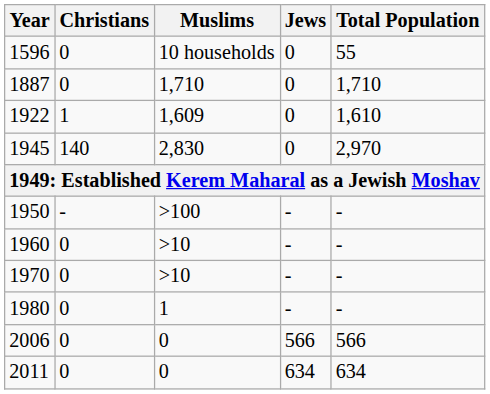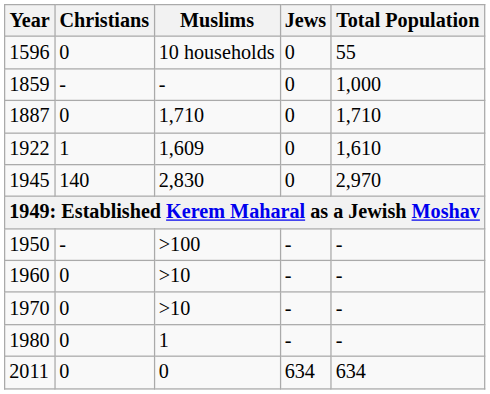+ row: (29, 84)
- row: (29, 340)
